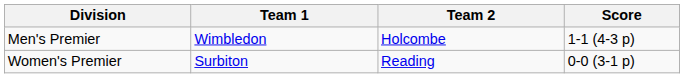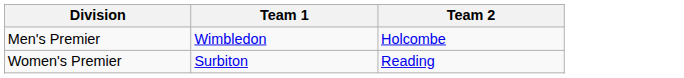- column: (622, 15)
